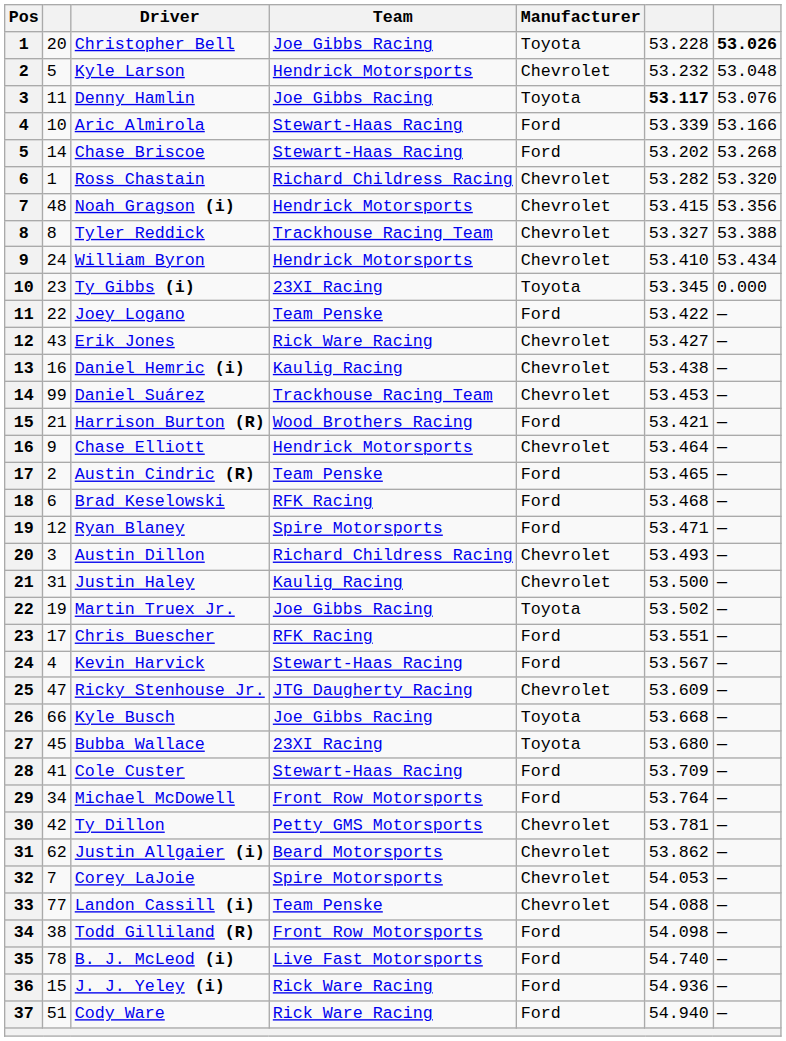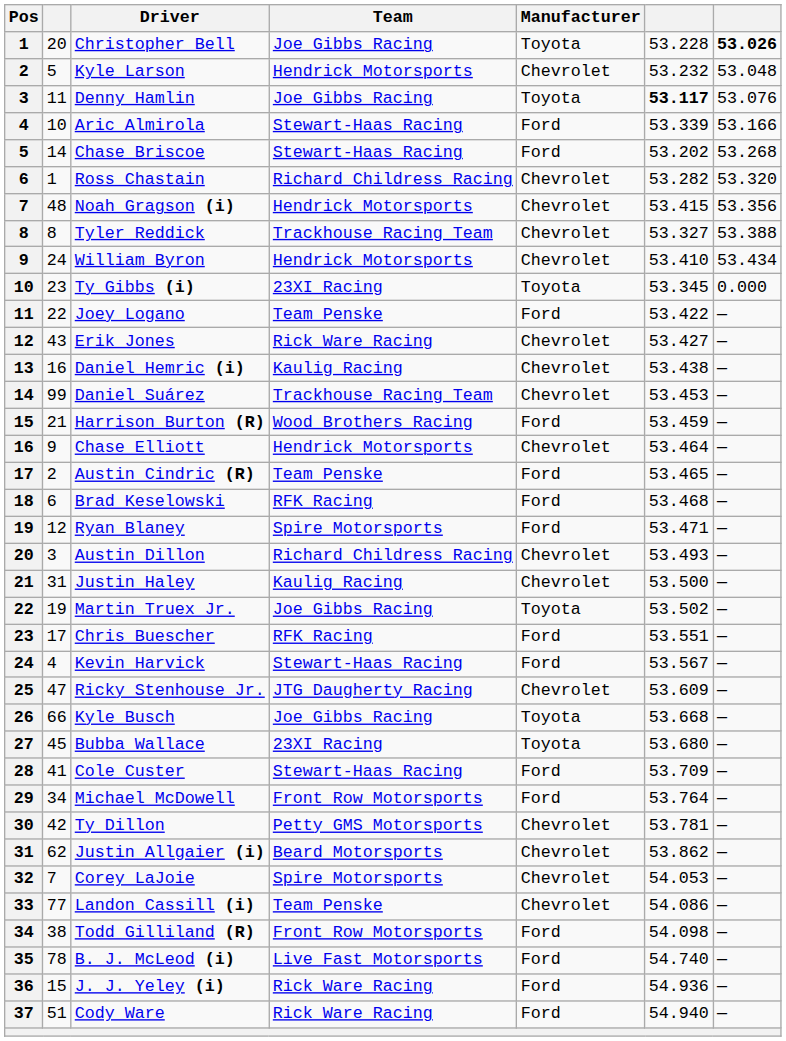(679, 422) 53.421 -> (679, 422) 53.459
(679, 907) 54.088 -> (679, 907) 54.086
